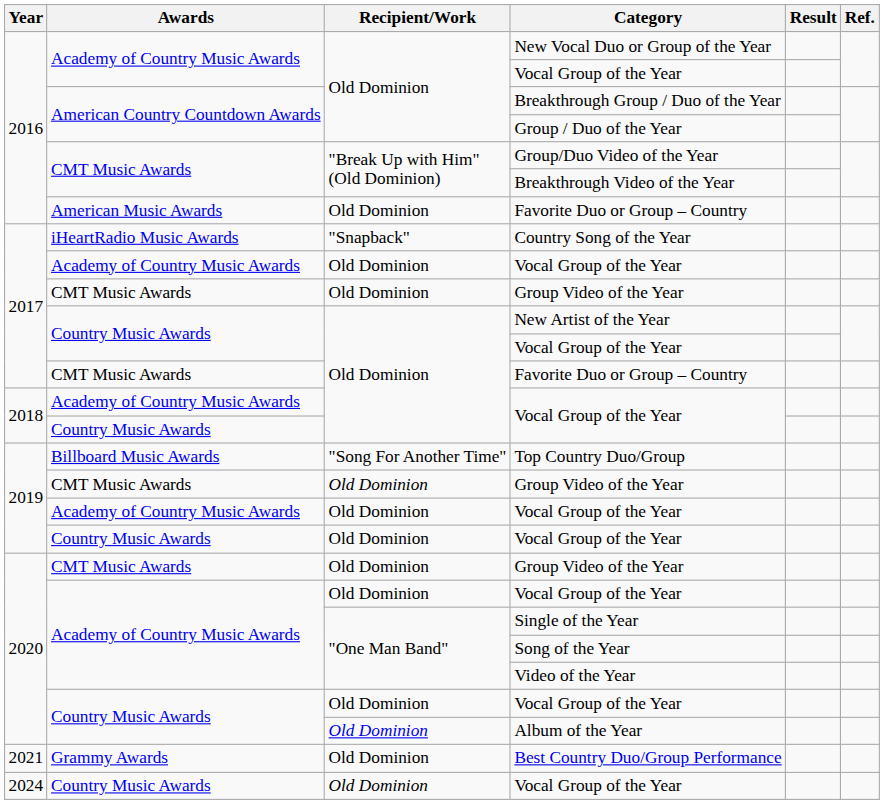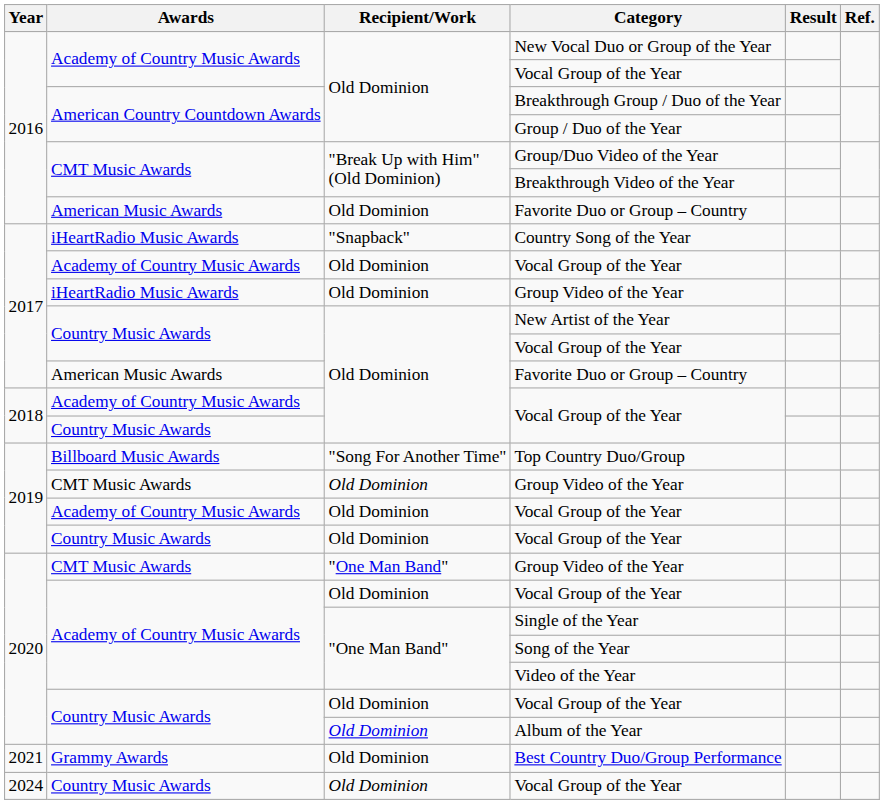(121, 292) CMT Music Awards -> (145, 292) iHeartRadio Music Awards
(121, 374) CMT Music Awards -> (137, 374) American Music Awards
(379, 566) Old Dominion -> (388, 566) "One Man Band"
